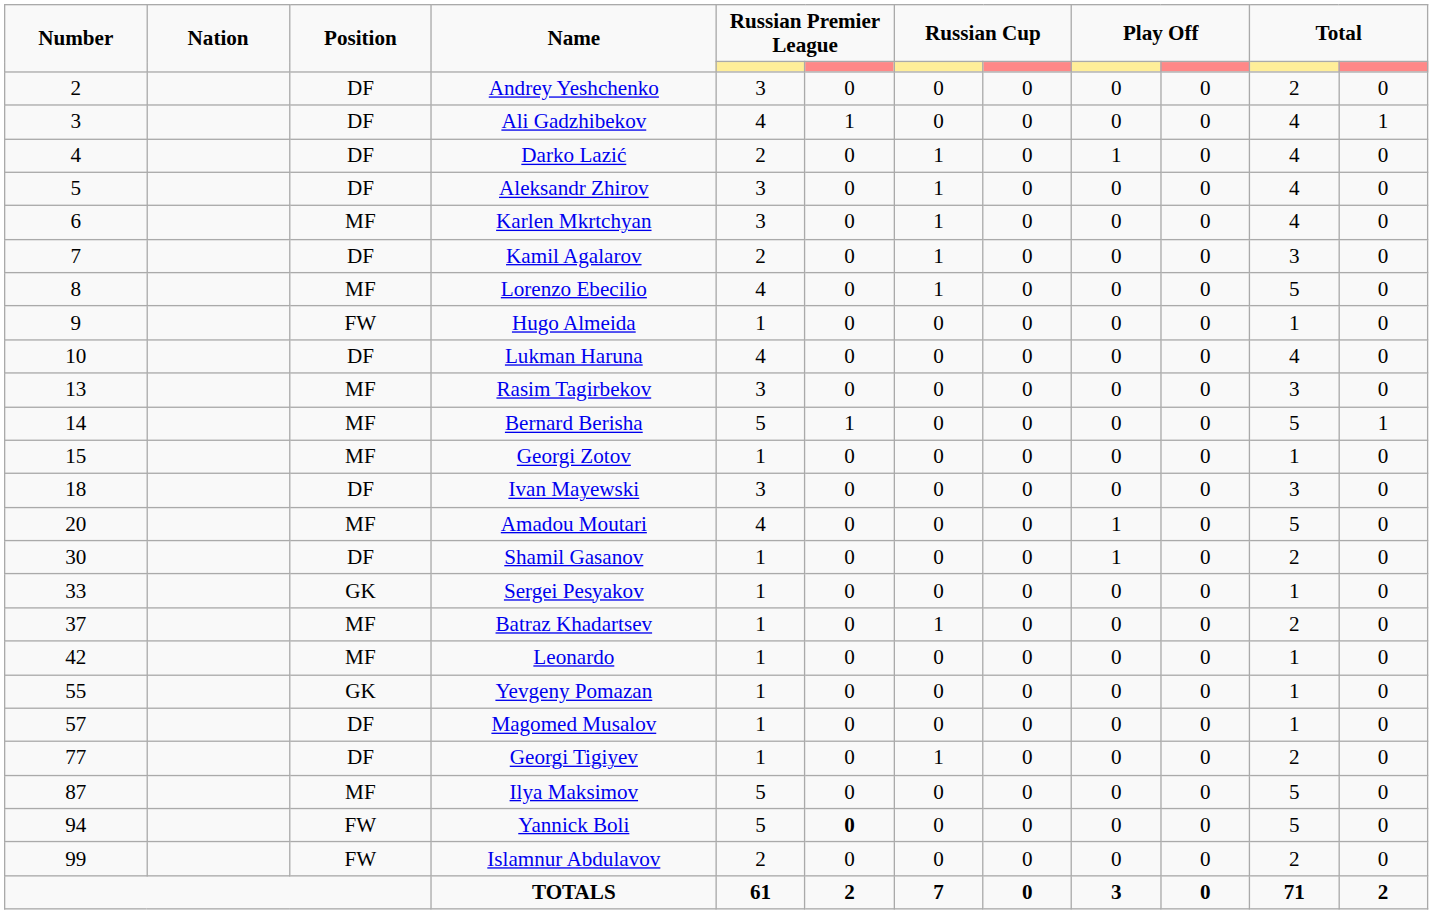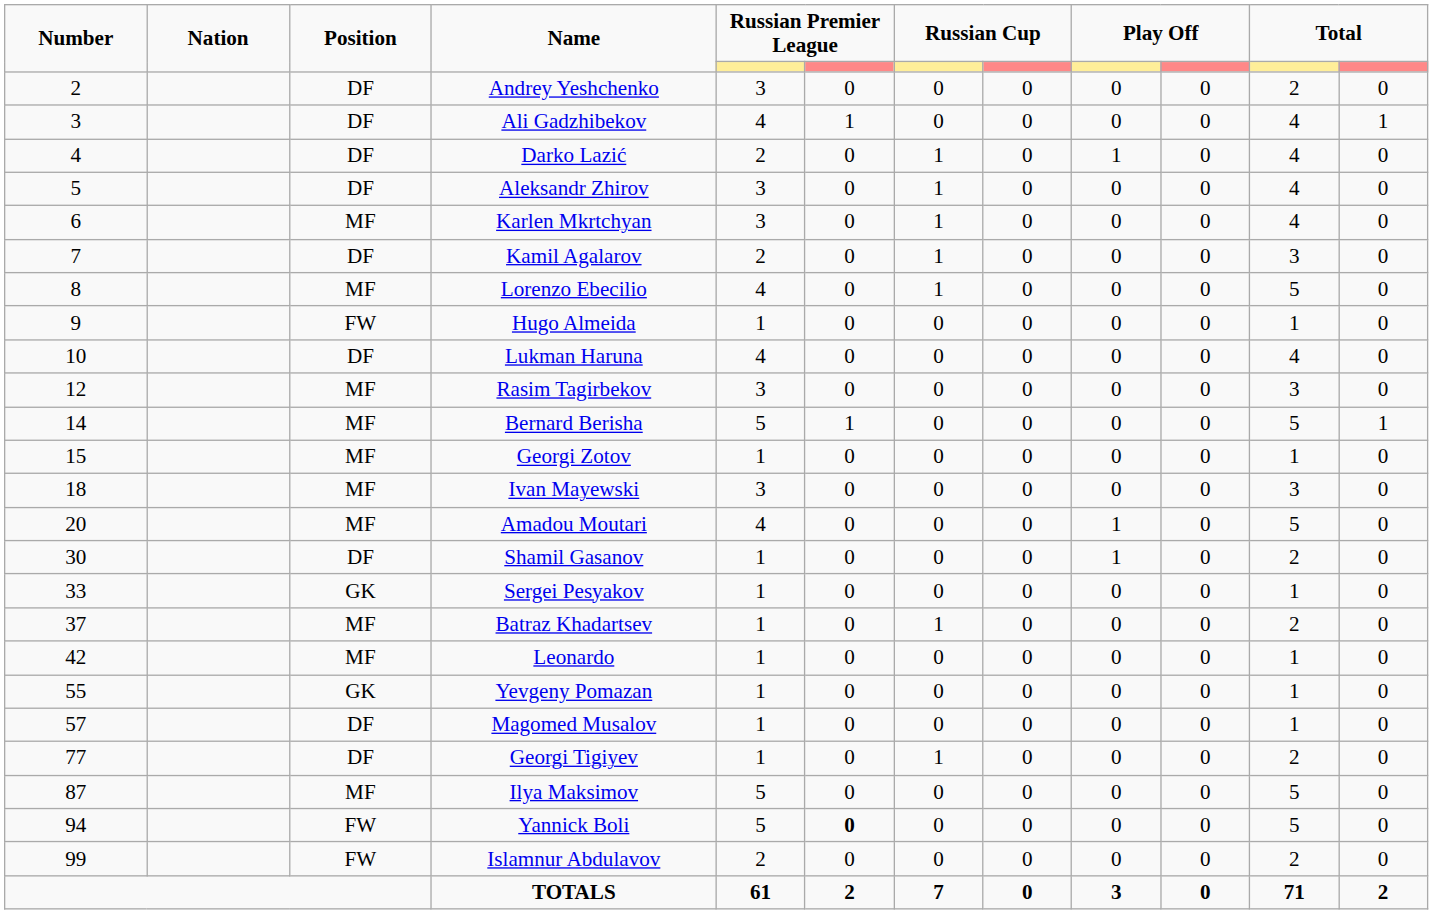(76, 389) 13 -> (76, 389) 12
(360, 490) DF -> (360, 490) MF
